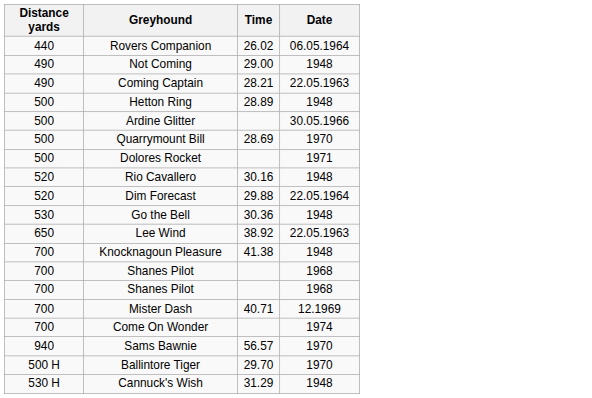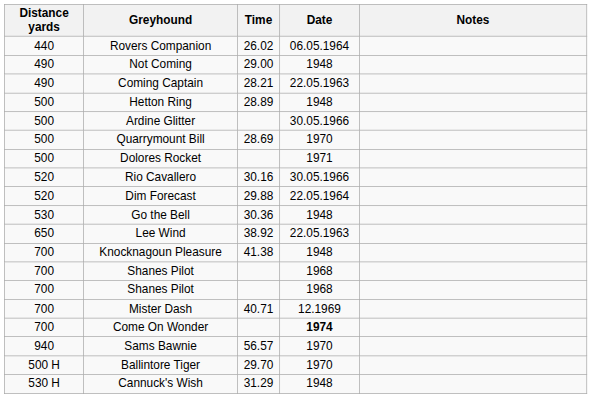+ column: (473, 20)
(319, 177) 1948 -> (319, 177) 30.05.1966
(319, 327) normal -> (319, 327) bold
